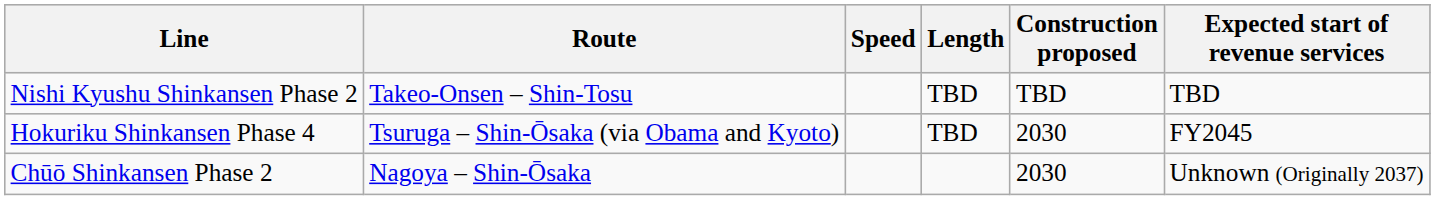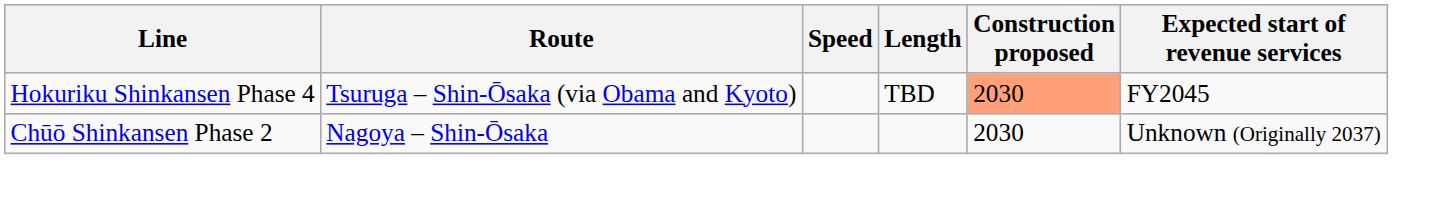- row: (184, 93)
(1041, 133) no background -> (998, 93) lightsalmon background
